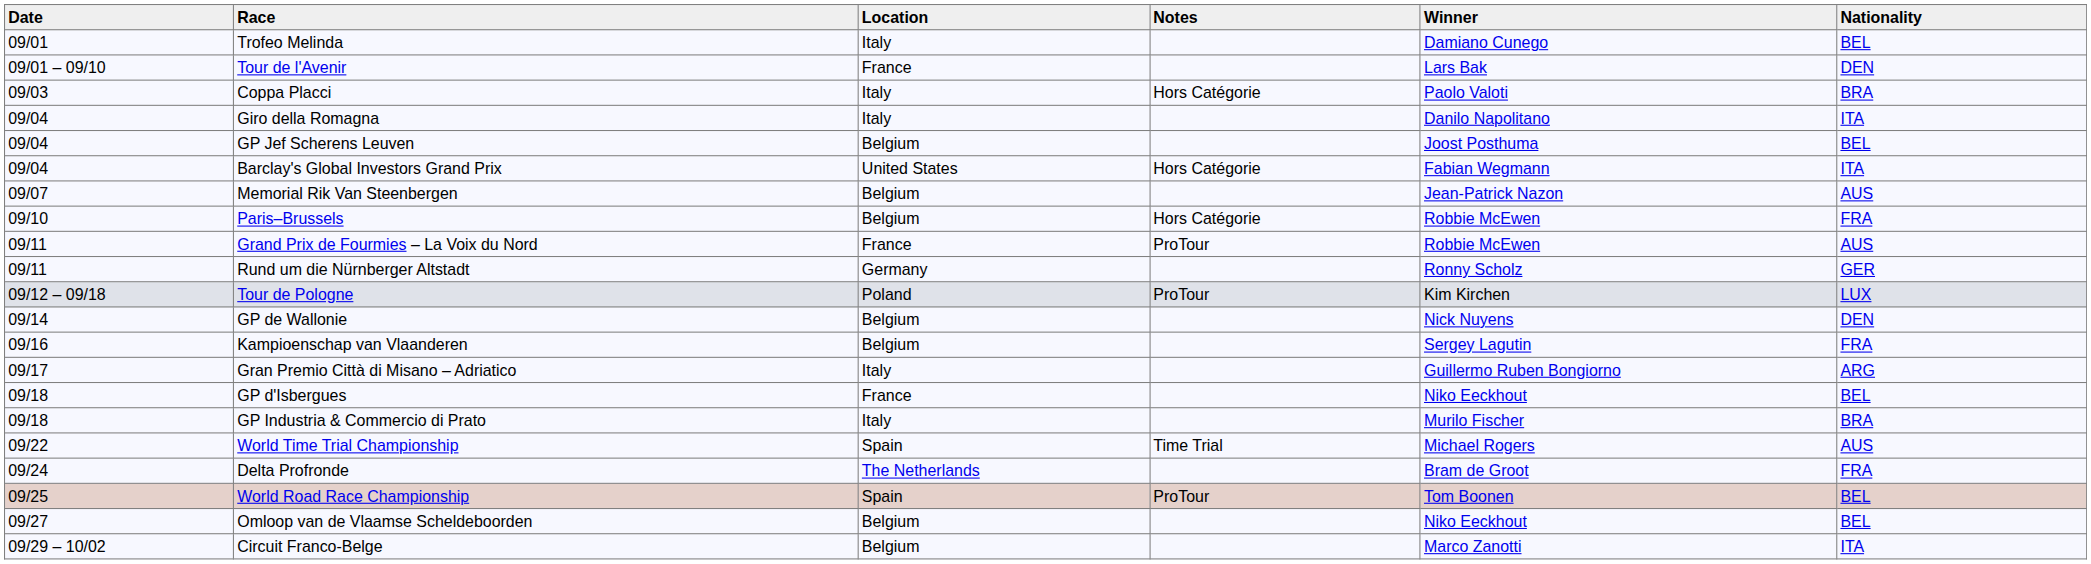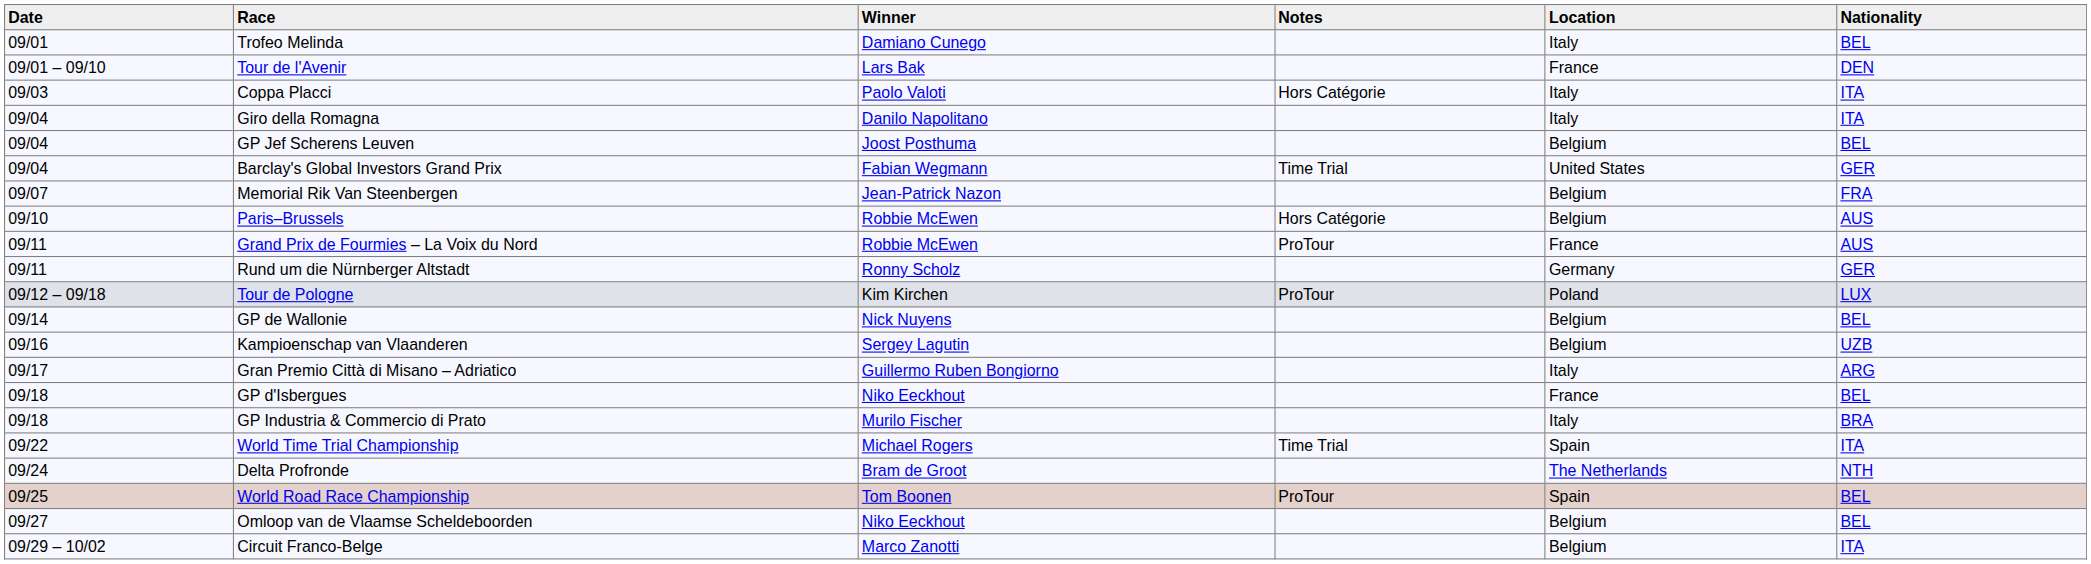columns swapped: (895, 17) <-> (1451, 17)
(1857, 93) BRA -> (1852, 93) ITA
(1207, 168) Hors Catégorie -> (1313, 168) Time Trial
(1852, 168) ITA -> (1858, 168) GER
(1857, 194) AUS -> (1856, 194) FRA
(1856, 219) FRA -> (1857, 219) AUS
(1857, 320) DEN -> (1856, 320) BEL
(1856, 345) FRA -> (1856, 345) UZB
(1857, 446) AUS -> (1852, 446) ITA
(1856, 471) FRA -> (1857, 471) NTH
